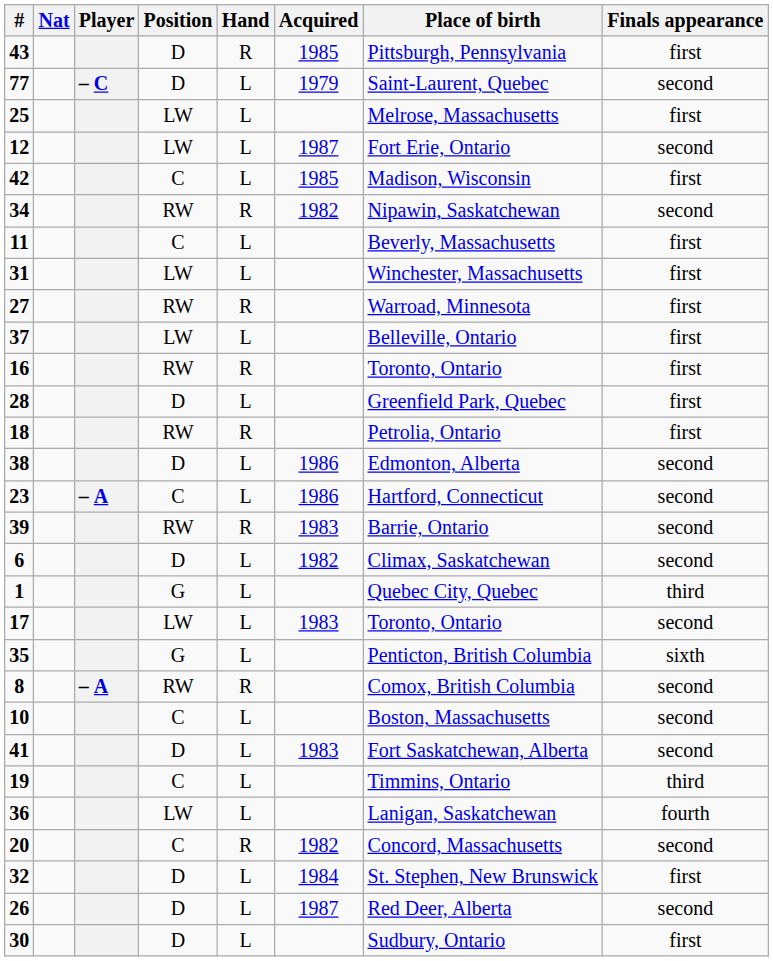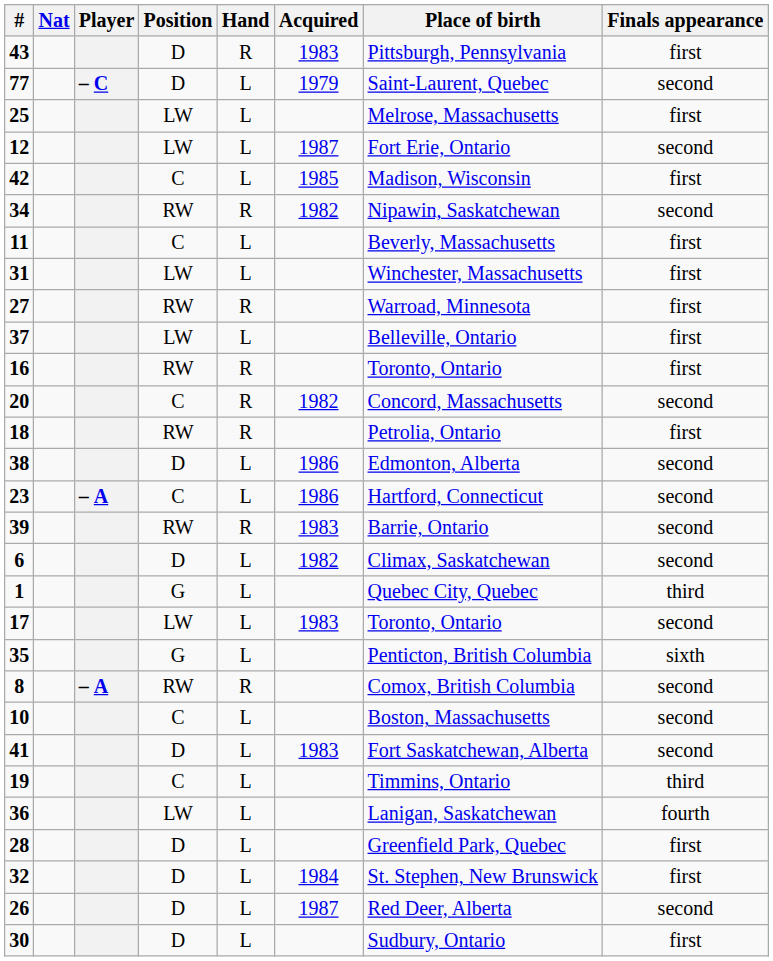(319, 52) 1985 -> (319, 52) 1983
rows swapped: (19, 400) <-> (19, 845)
